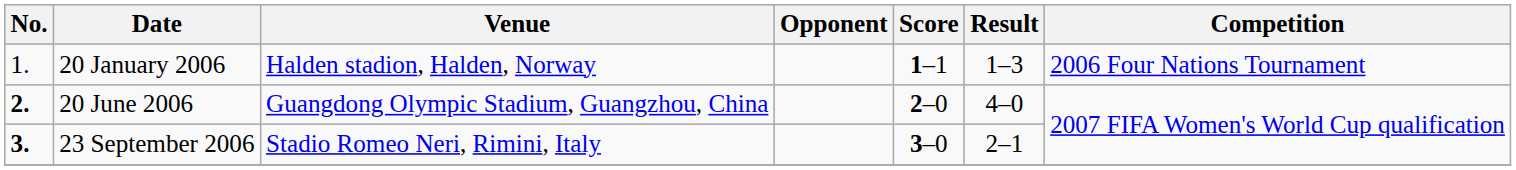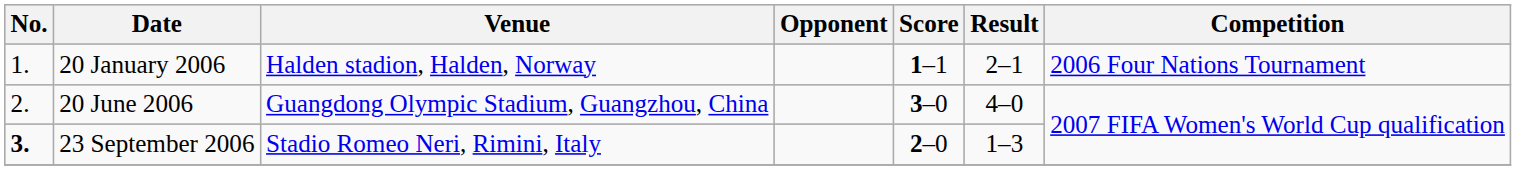(1004, 64) 1–3 -> (1004, 64) 2–1
(20, 104) bold -> (20, 104) normal
(929, 104) 2–0 -> (929, 104) 3–0
(929, 143) 3–0 -> (929, 143) 2–0
(1004, 143) 2–1 -> (1004, 143) 1–3
